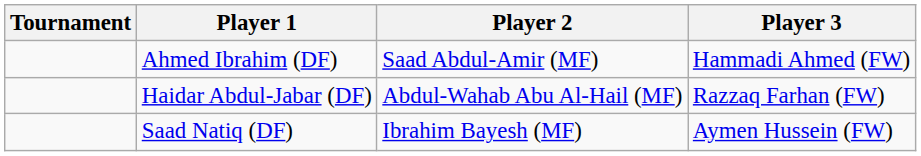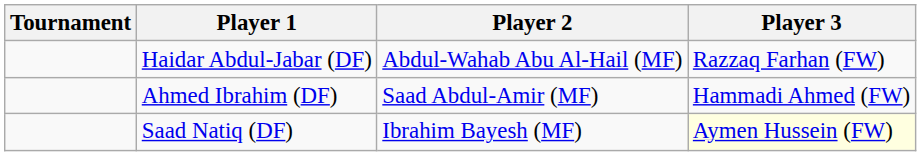rows swapped: (257, 95) <-> (240, 58)
(793, 131) no background -> (793, 131) lightyellow background
